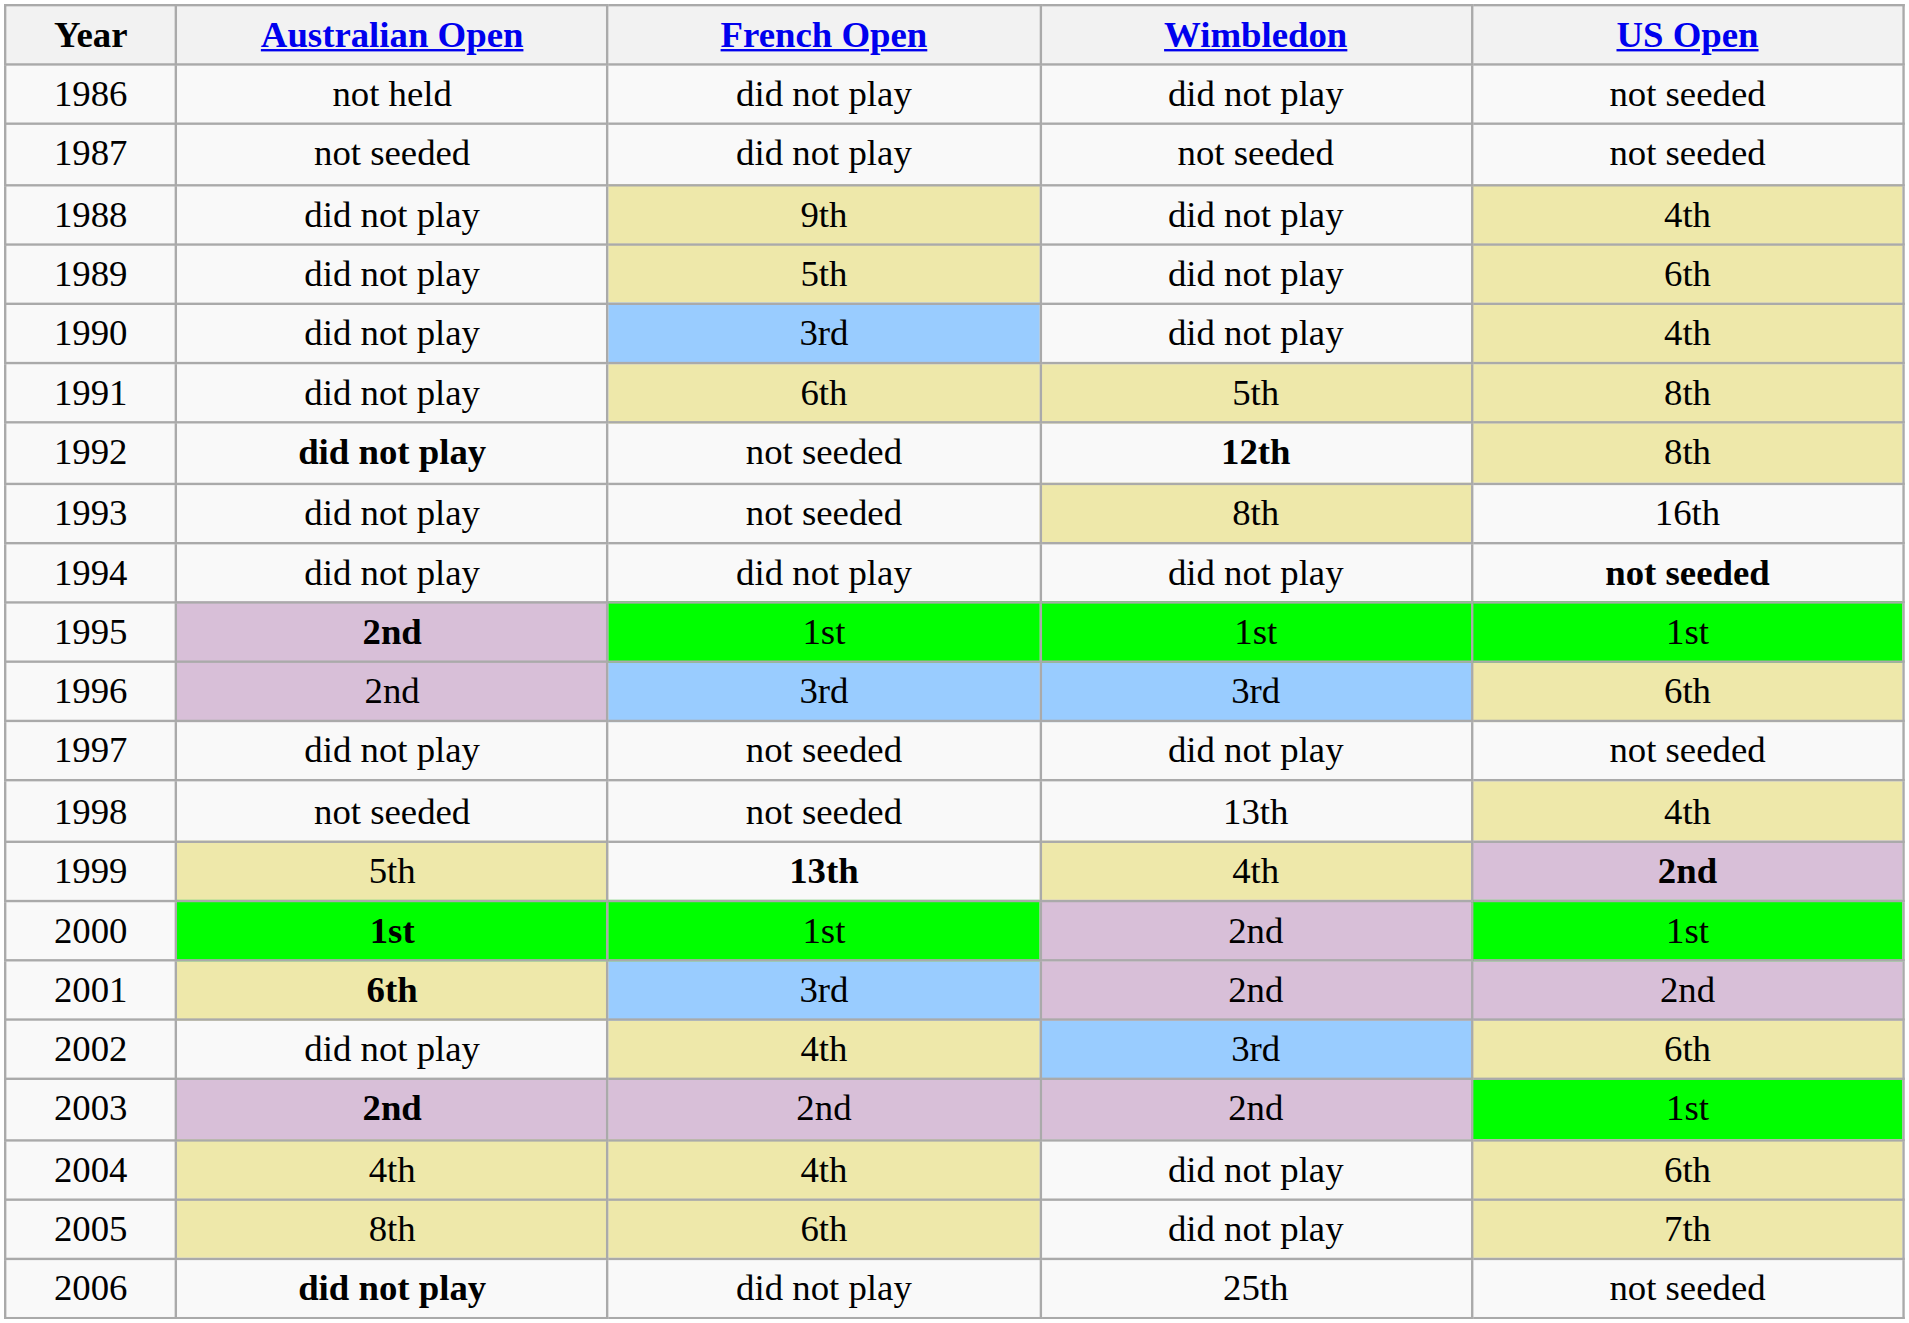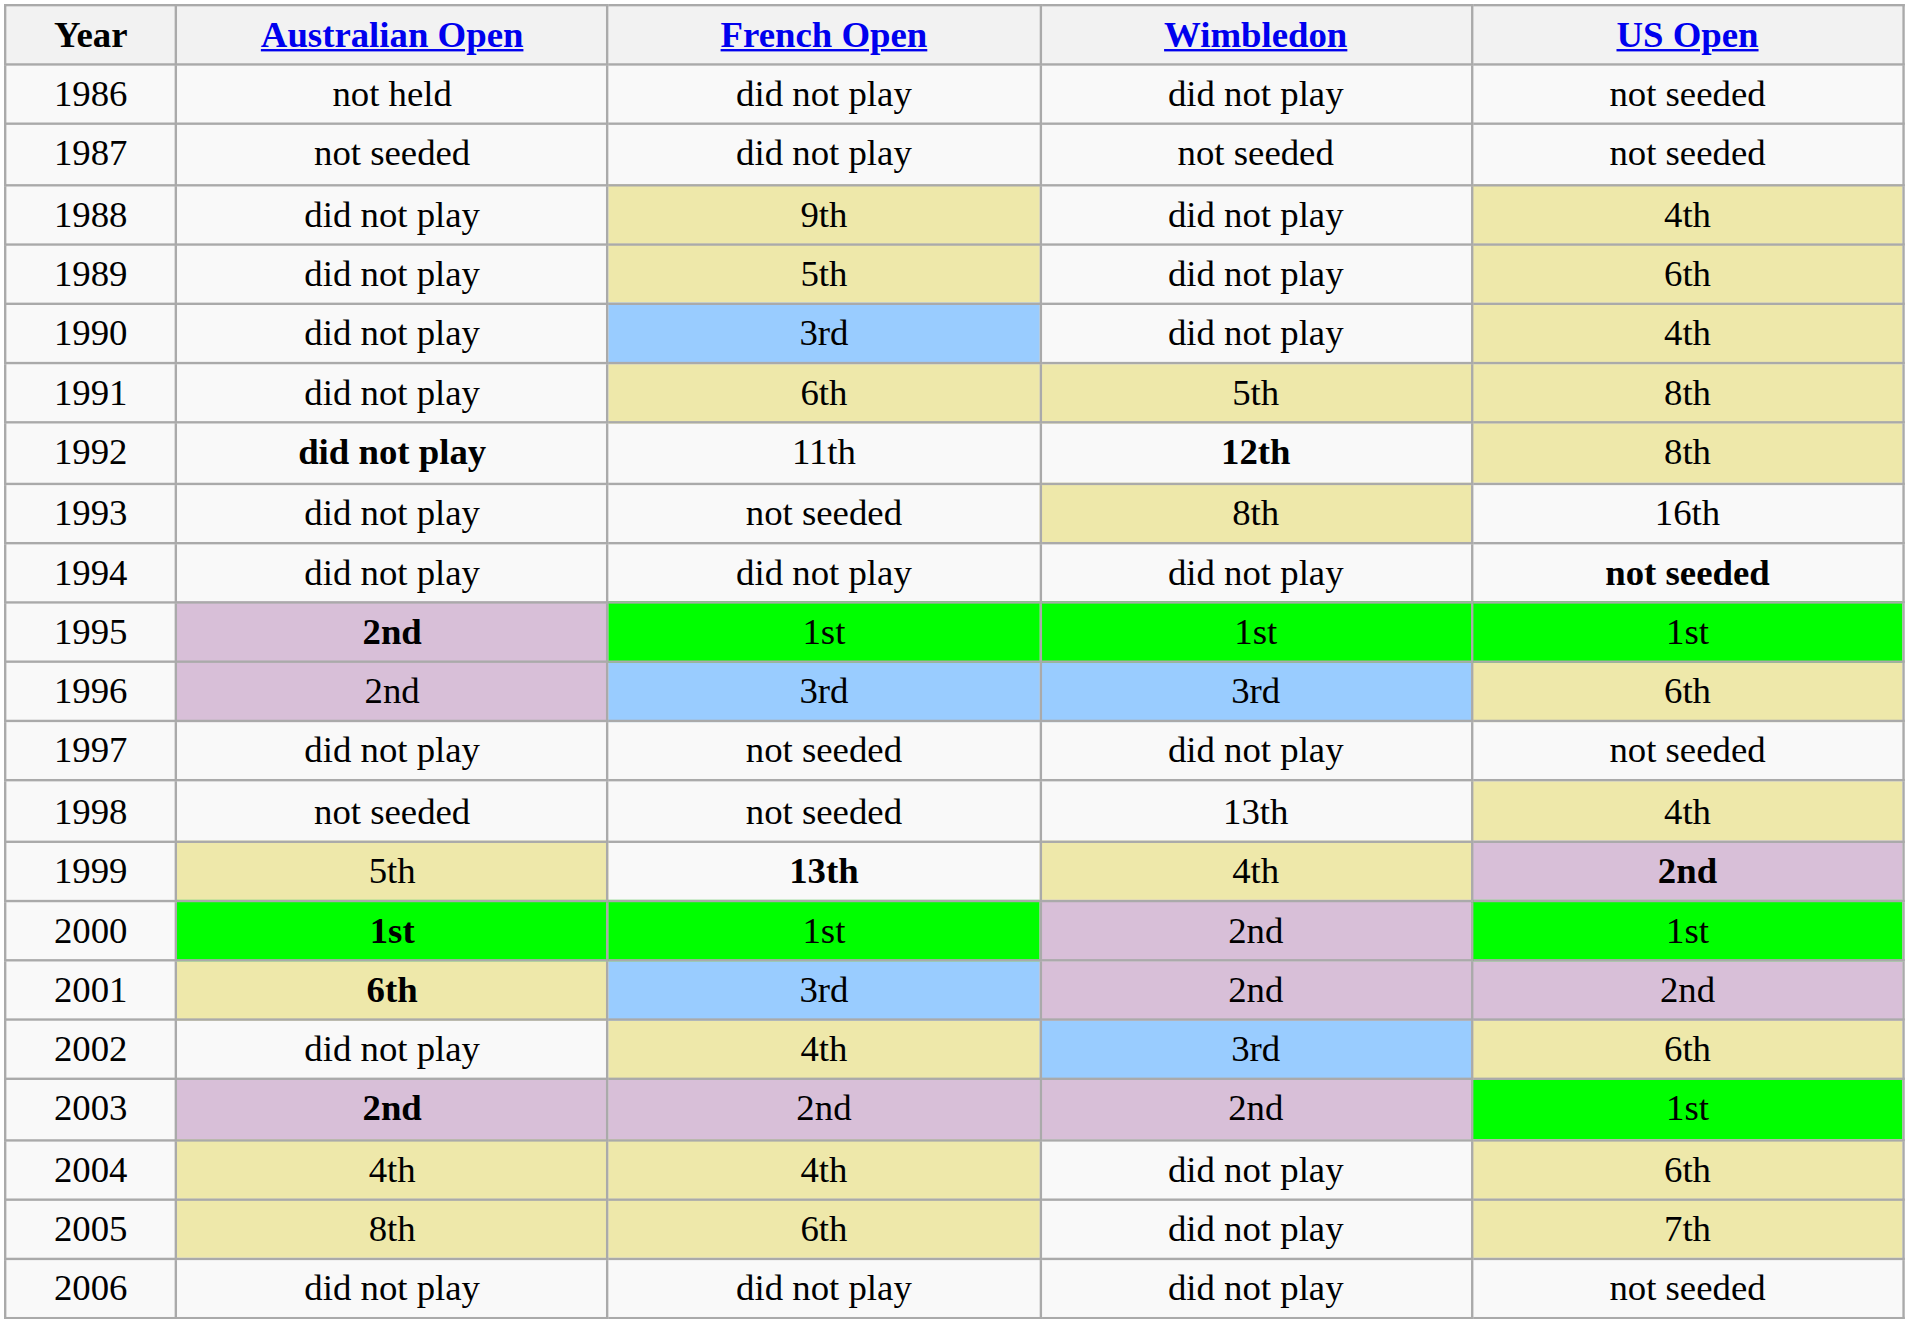(824, 451) not seeded -> (824, 451) 11th
(392, 1287) bold -> (392, 1287) normal
(1256, 1287) 25th -> (1256, 1287) did not play
